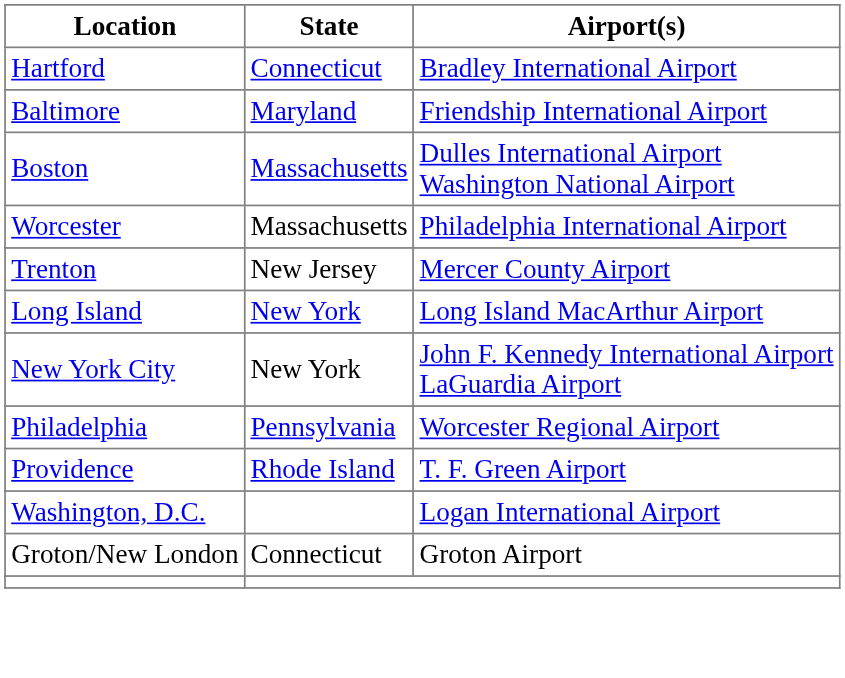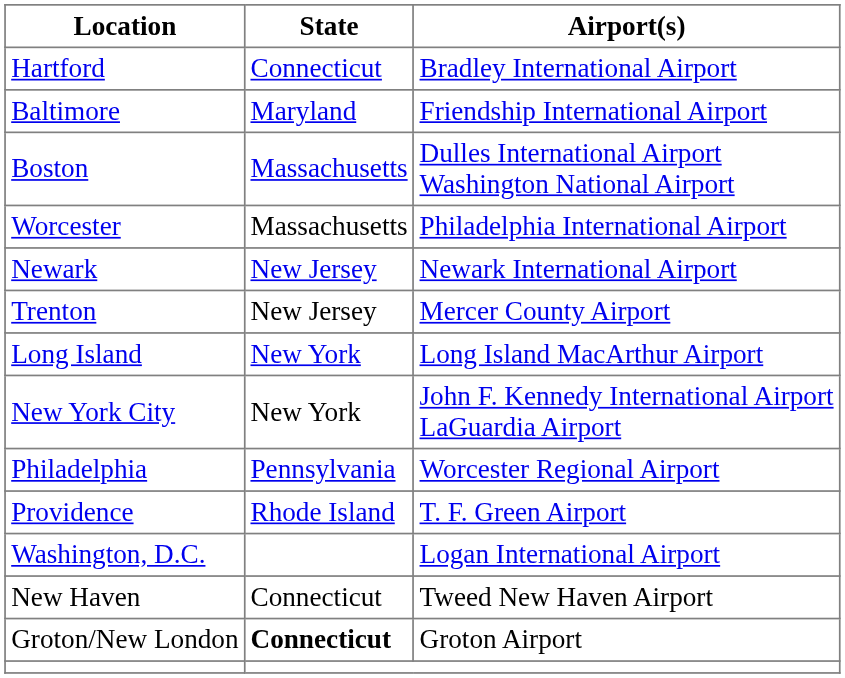+ row: (54, 268)
+ row: (76, 596)
(316, 554) normal -> (321, 639) bold
